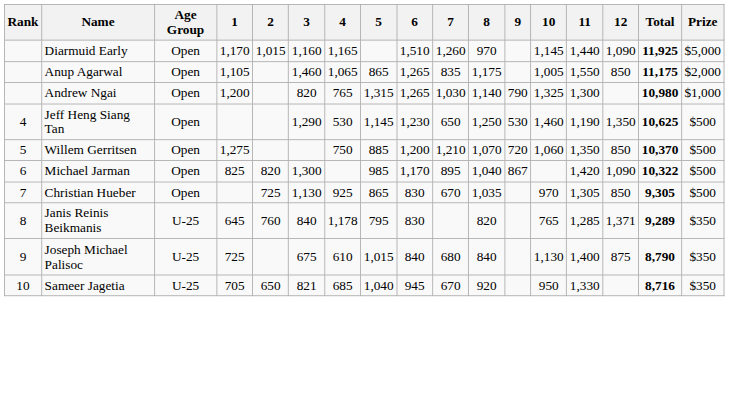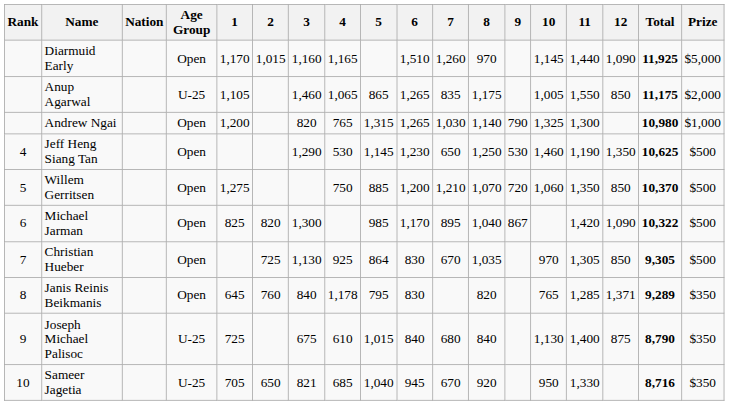+ column: (144, 22)
(186, 72) Open -> (192, 94) U-25
(379, 192) 865 -> (379, 259) 864
(186, 220) U-25 -> (192, 295) Open
